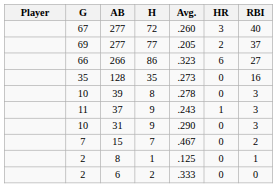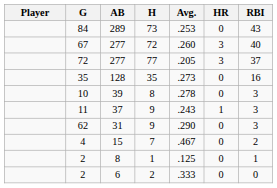+ row: (117, 28)
(83, 45) 69 -> (83, 61) 72
(221, 45) 2 -> (221, 61) 3
- row: (117, 61)
(83, 126) 10 -> (83, 126) 62
(83, 142) 7 -> (83, 142) 4
